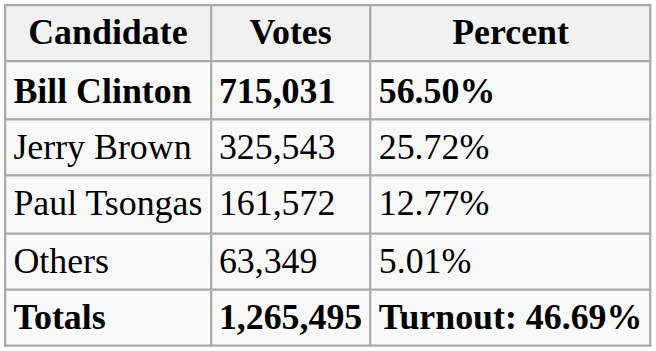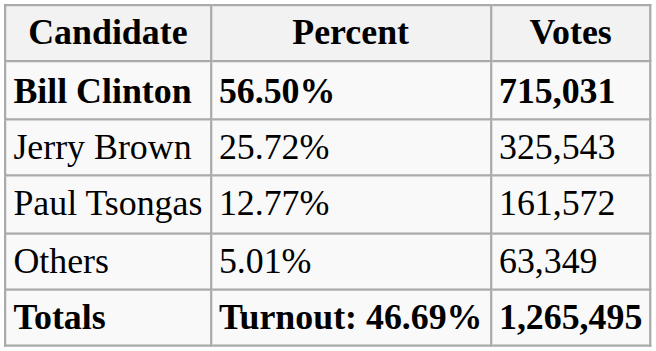columns swapped: (291, 32) <-> (511, 32)
